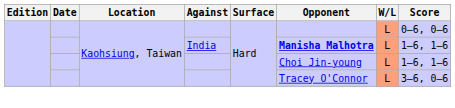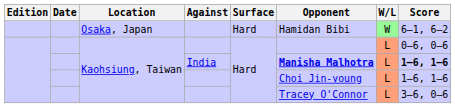+ row: (117, 29)
(425, 45) normal -> (425, 61) bold
